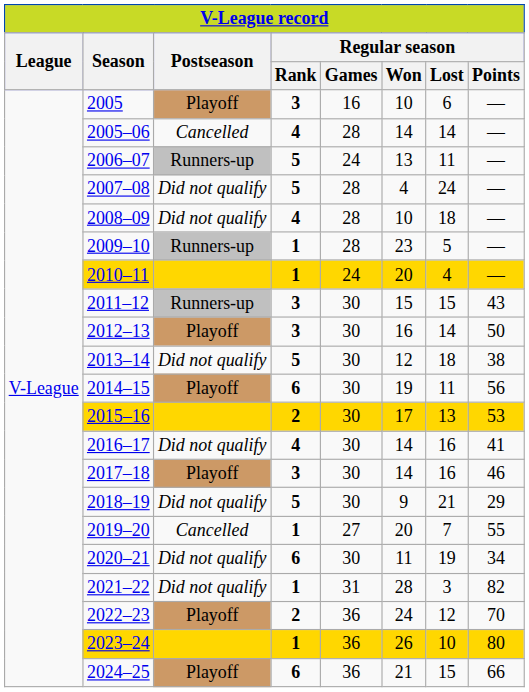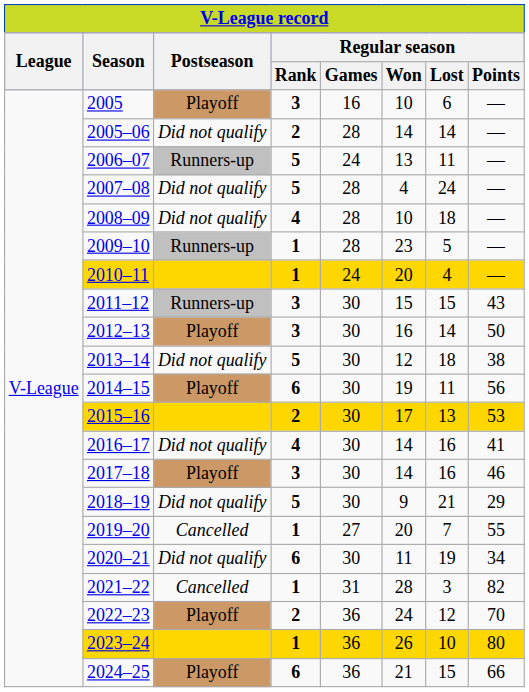(212, 132) Cancelled -> (212, 132) Did not qualify
(296, 132) 4 -> (296, 132) 2
(212, 587) Did not qualify -> (212, 587) Cancelled
